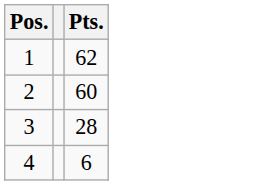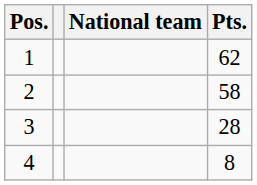+ column: (135, 22)
(86, 92) 60 -> (230, 92) 58
(86, 162) 6 -> (230, 162) 8
